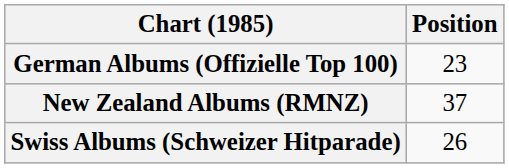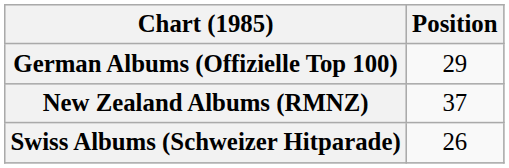(455, 63) 23 -> (455, 63) 29
